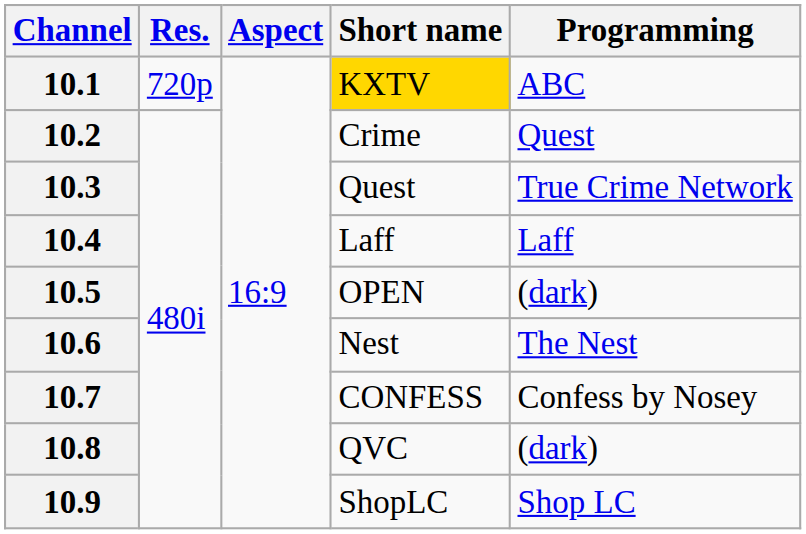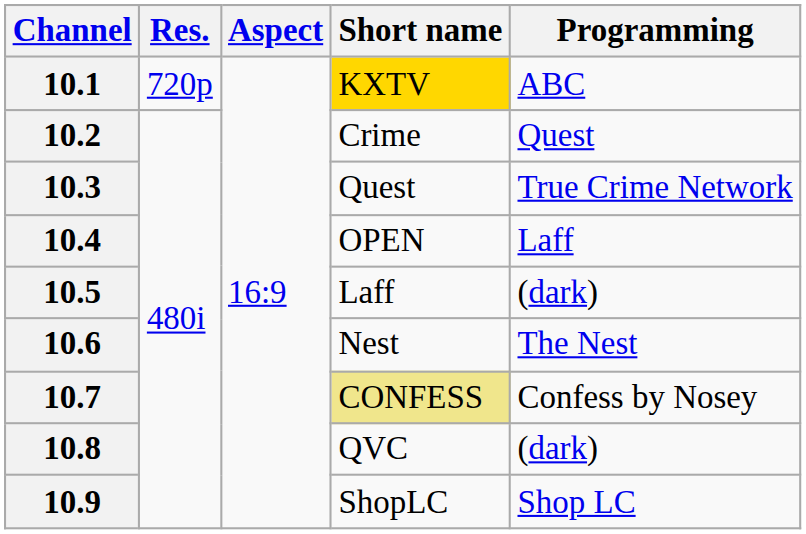(366, 239) Laff -> (381, 239) OPEN
(381, 291) OPEN -> (366, 291) Laff
(411, 396) no background -> (411, 396) khaki background
